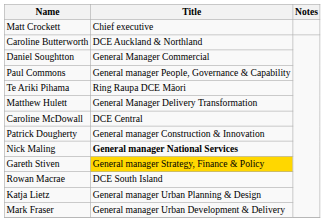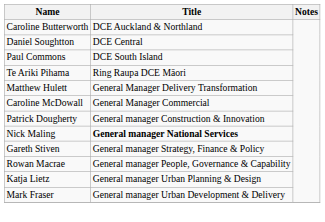- row: (33, 27)
(151, 57) General Manager Commercial -> (118, 42) DCE Central
(192, 73) General manager People, Governance & Capability -> (128, 57) DCE South Island
(118, 118) DCE Central -> (151, 103) General Manager Commercial
(179, 164) gold background -> (179, 149) no background
(128, 179) DCE South Island -> (192, 164) General manager People, Governance & Capability
